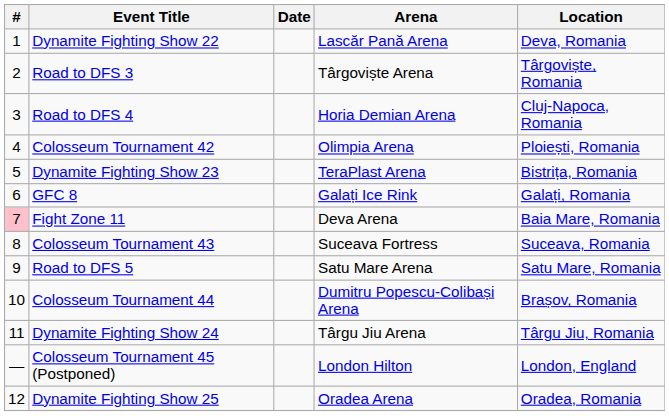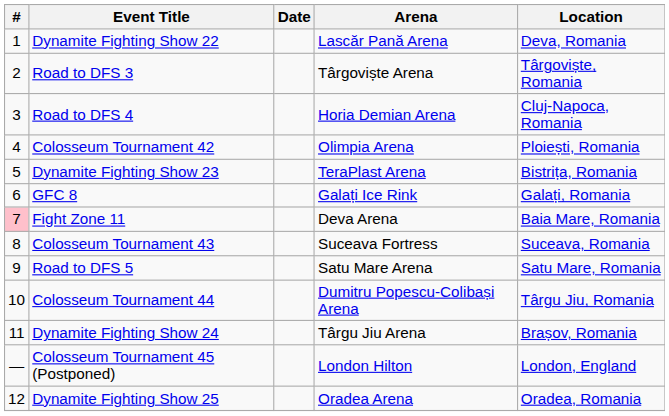(579, 301) Brașov, Romania -> (587, 301) Târgu Jiu, Romania
(587, 333) Târgu Jiu, Romania -> (579, 333) Brașov, Romania
